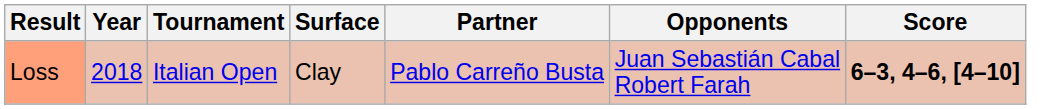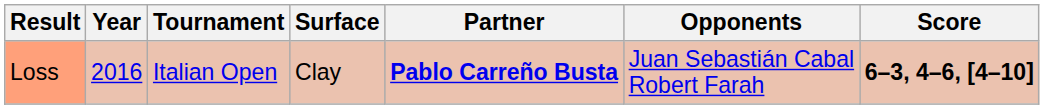(117, 72) 2018 -> (117, 72) 2016
(497, 72) normal -> (504, 72) bold
